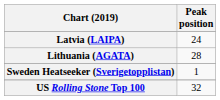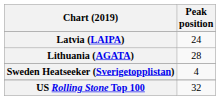(196, 71) 1 -> (196, 71) 4
